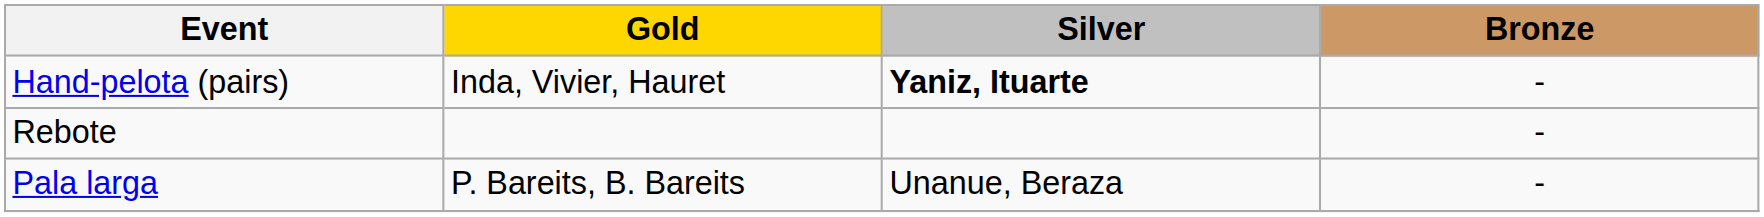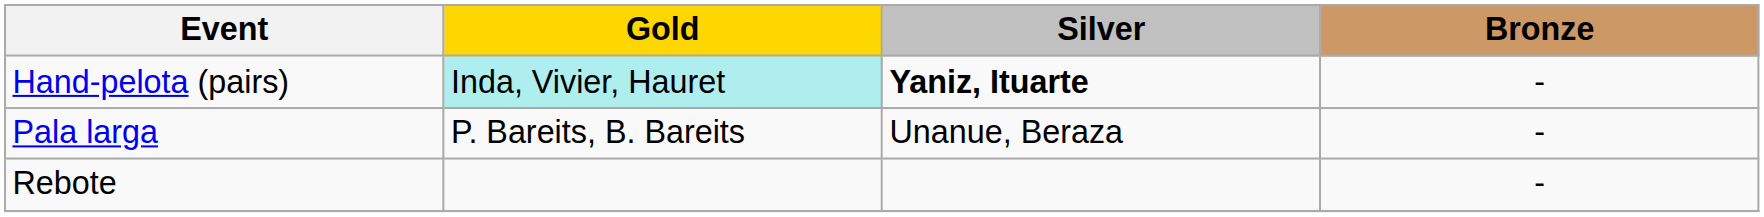(588, 81) no background -> (588, 81) paleturquoise background
rows swapped: (85, 183) <-> (65, 132)
